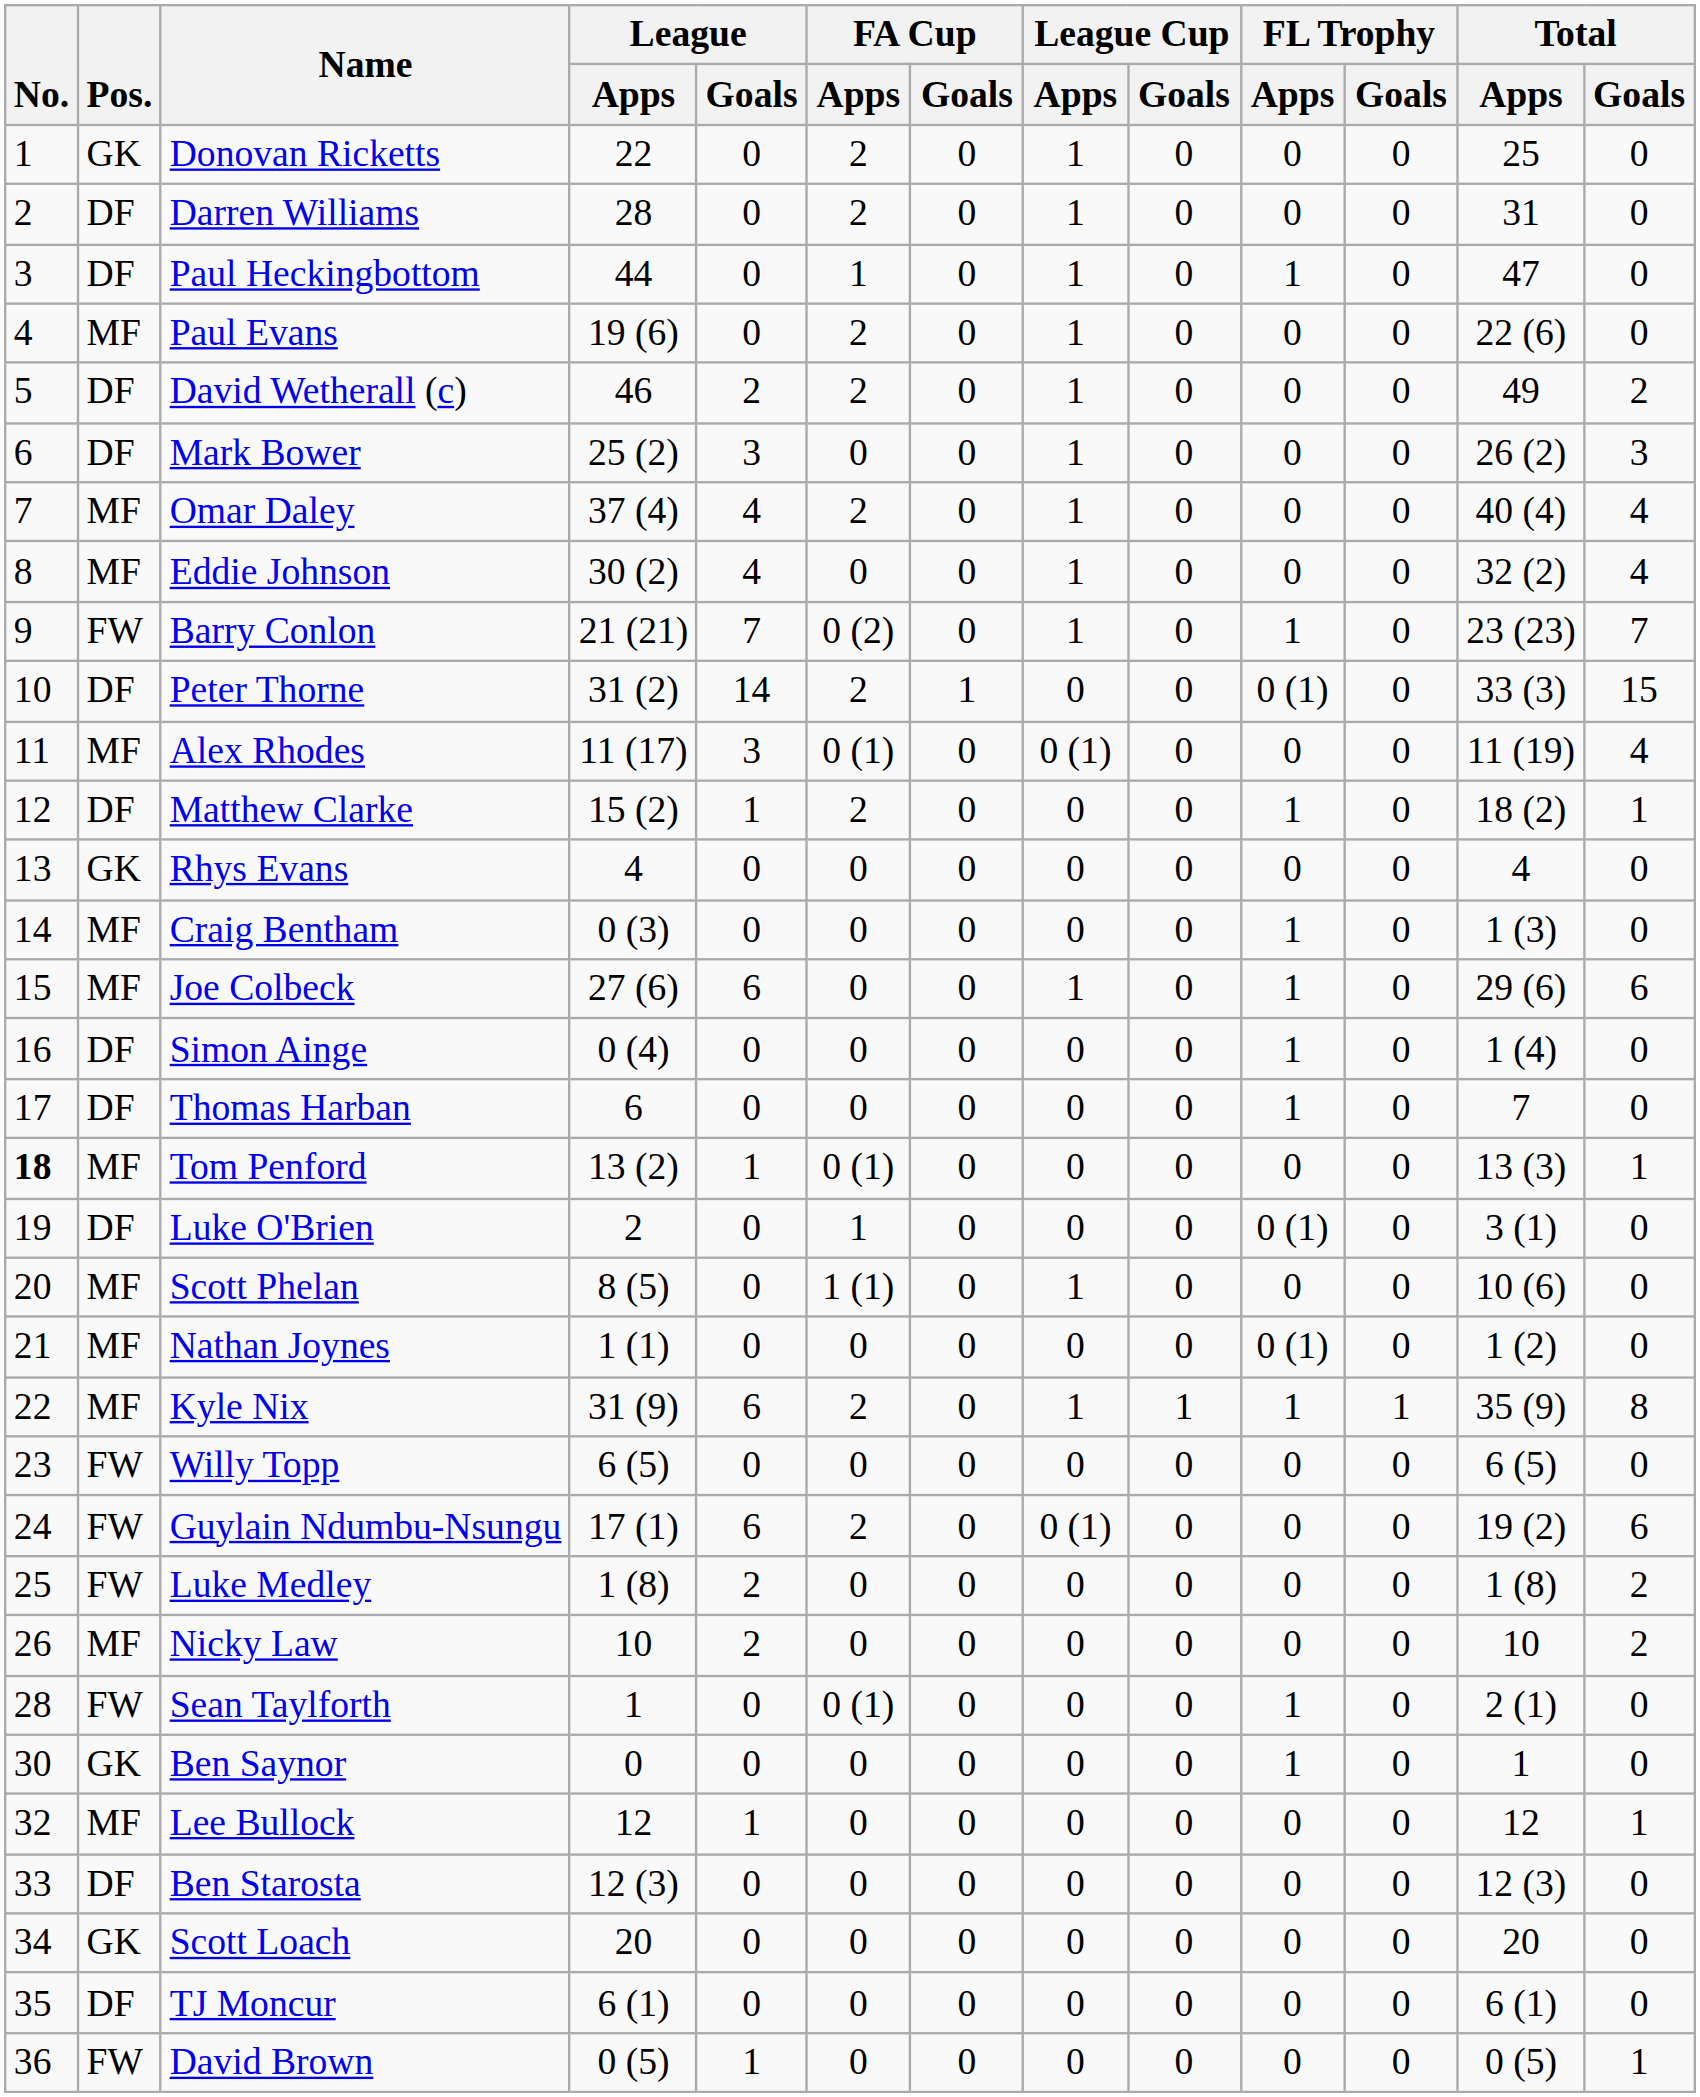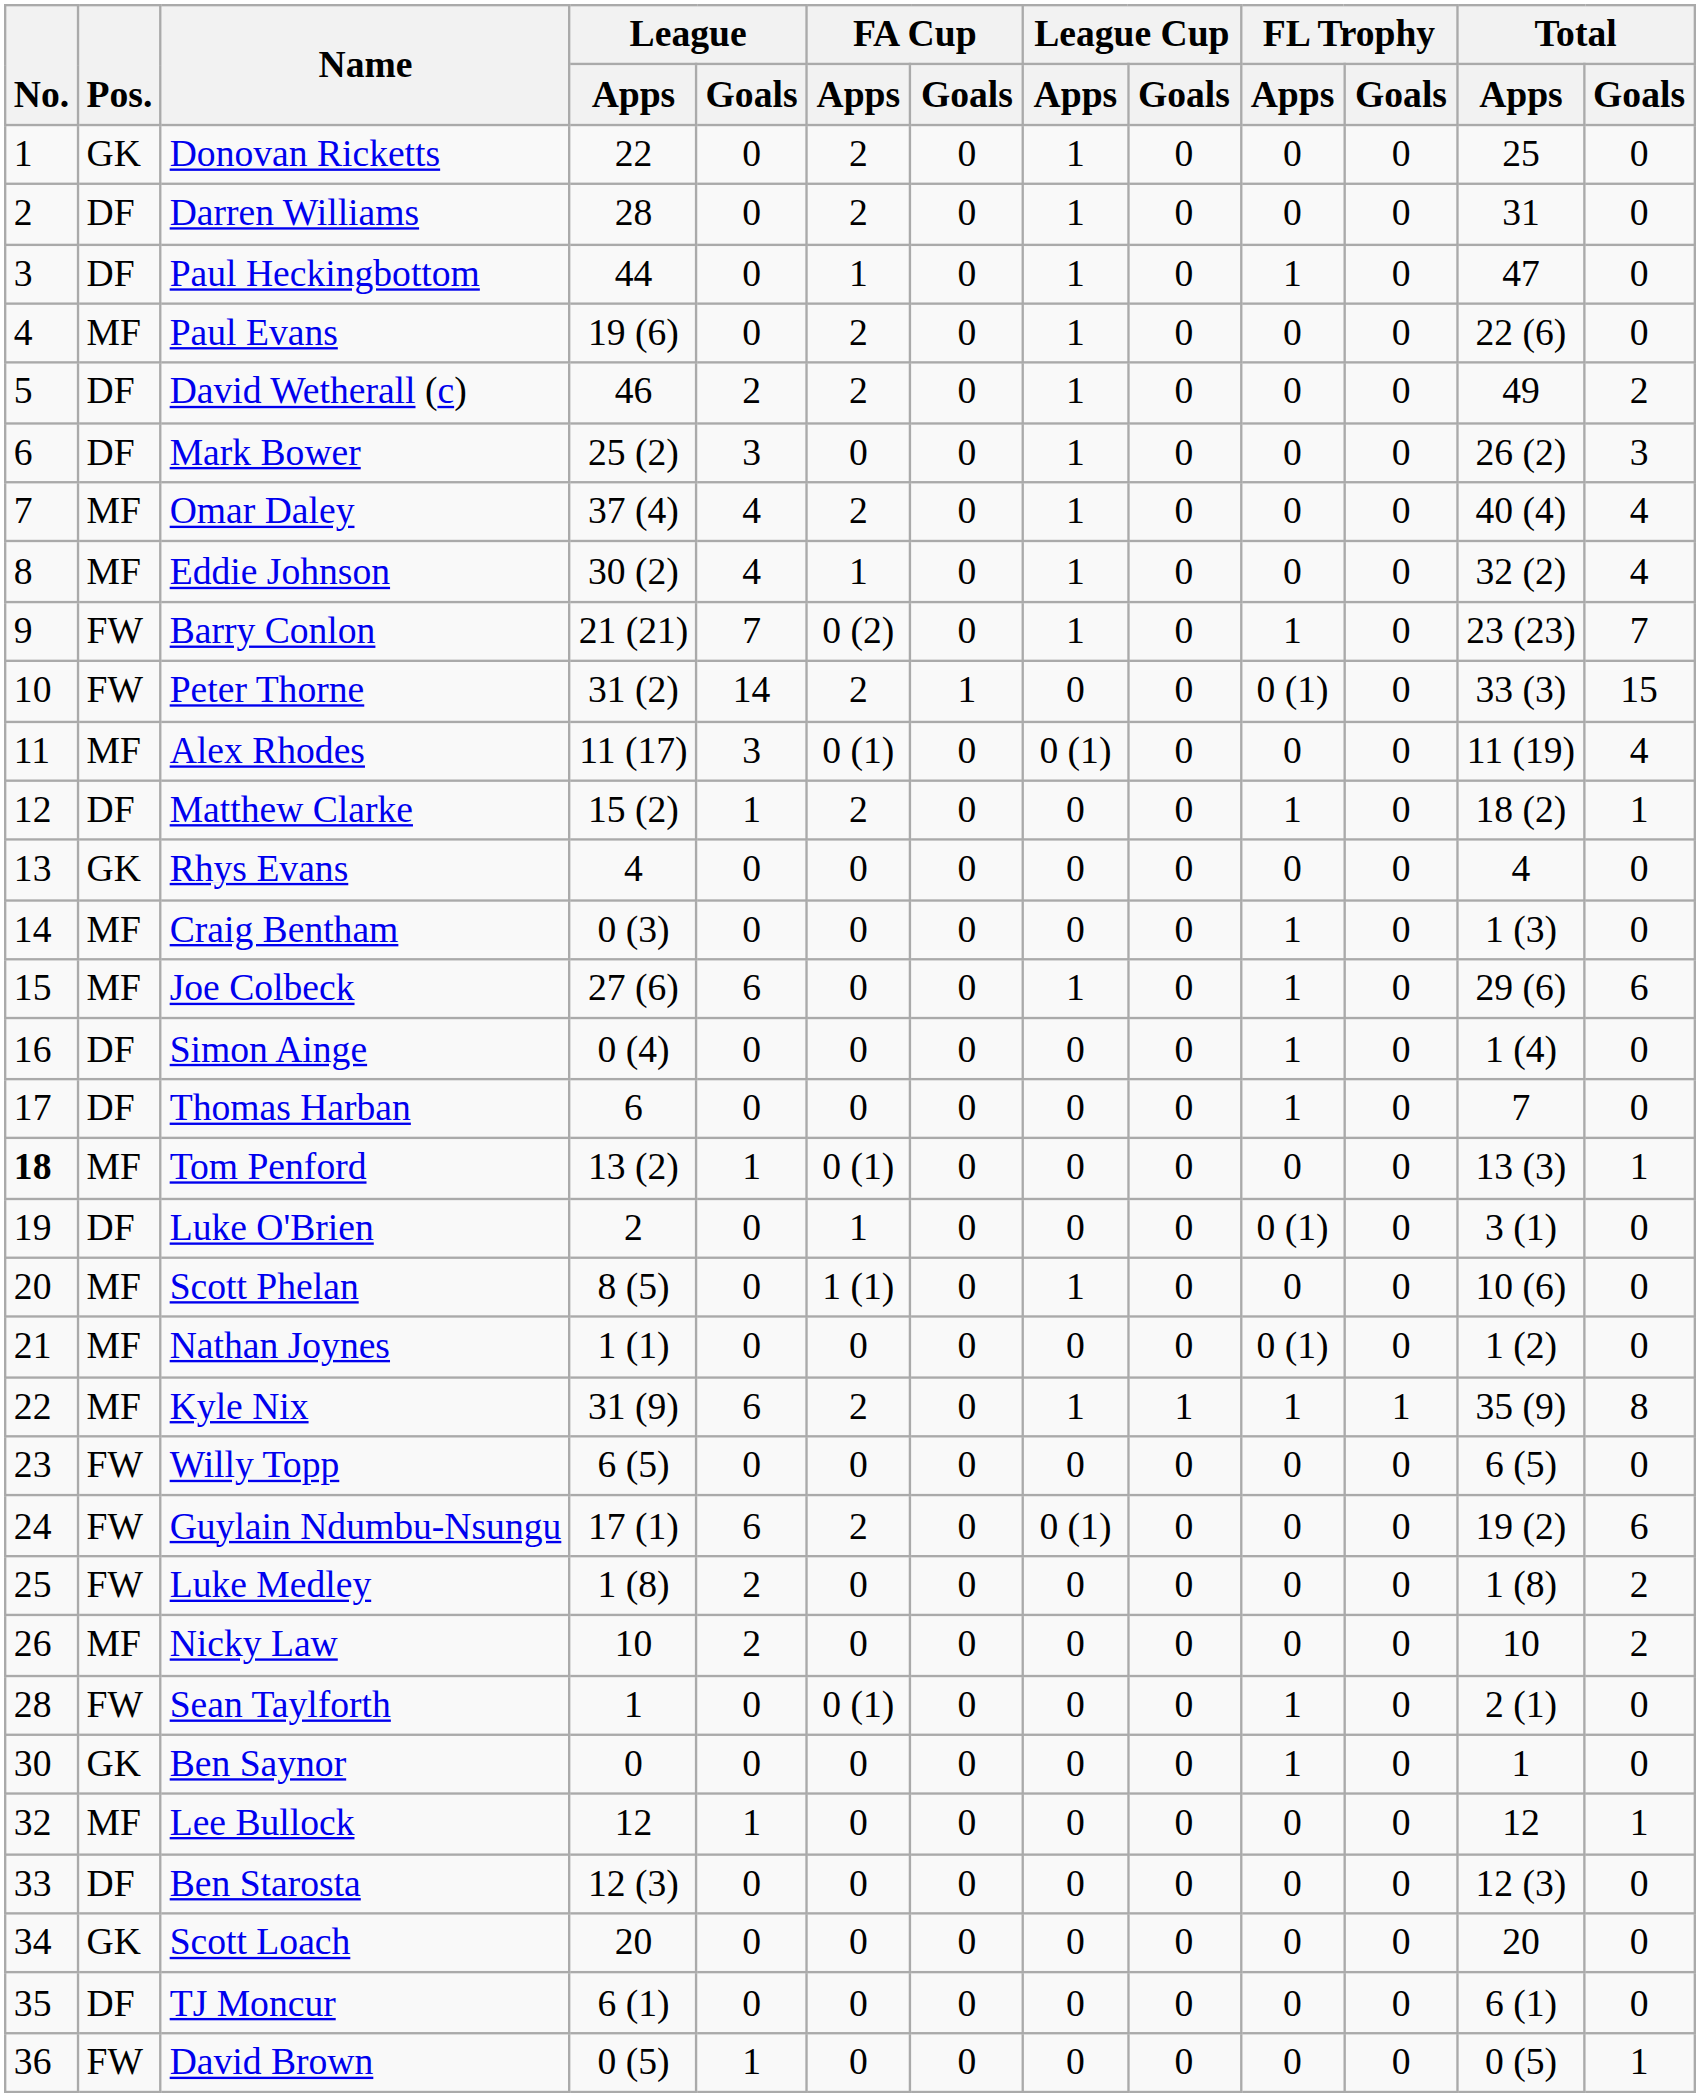(858, 570) 0 -> (858, 570) 1
(111, 690) DF -> (115, 690) FW
